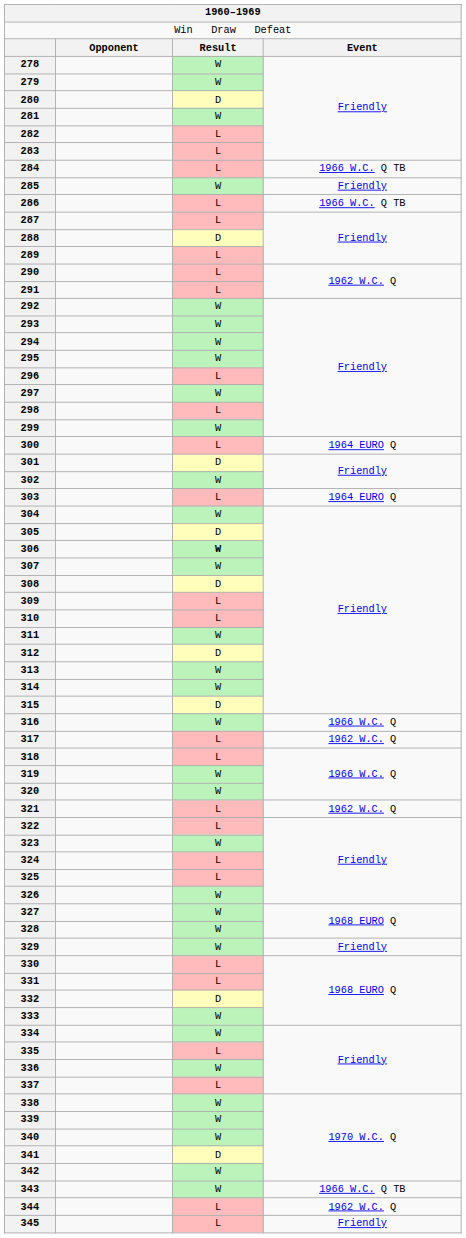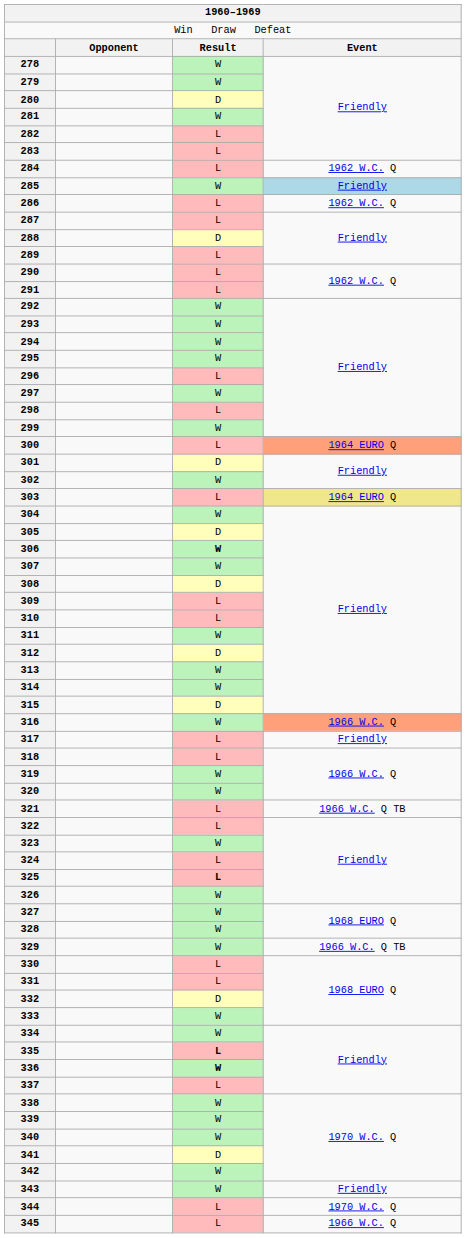(362, 168) 1966 W.C. Q TB -> (362, 168) 1962 W.C. Q
(362, 186) no background -> (362, 186) lightblue background
(362, 203) 1966 W.C. Q TB -> (362, 203) 1962 W.C. Q
(362, 445) no background -> (362, 445) lightsalmon background
(362, 497) no background -> (362, 497) khaki background
(362, 722) no background -> (362, 722) lightsalmon background
(362, 739) 1962 W.C. Q -> (362, 739) Friendly
(362, 808) 1962 W.C. Q -> (362, 808) 1966 W.C. Q TB
(218, 878) normal -> (218, 878) bold
(362, 947) Friendly -> (362, 947) 1966 W.C. Q TB
(218, 1051) normal -> (218, 1051) bold
(218, 1068) normal -> (218, 1068) bold
(362, 1189) 1966 W.C. Q TB -> (362, 1189) Friendly
(362, 1206) 1962 W.C. Q -> (362, 1206) 1970 W.C. Q
(362, 1224) Friendly -> (362, 1224) 1966 W.C. Q
